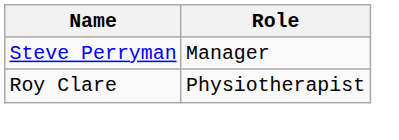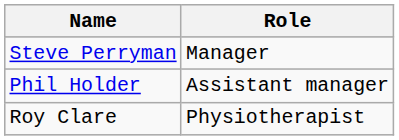+ row: (75, 86)
